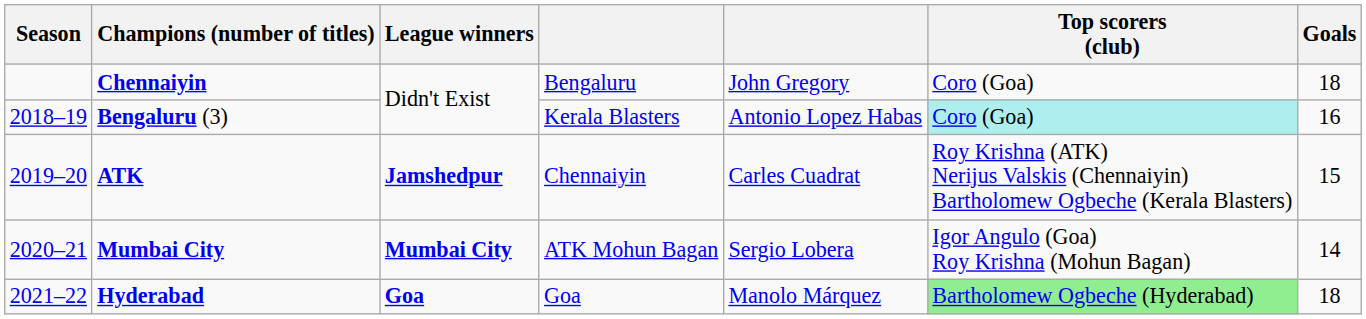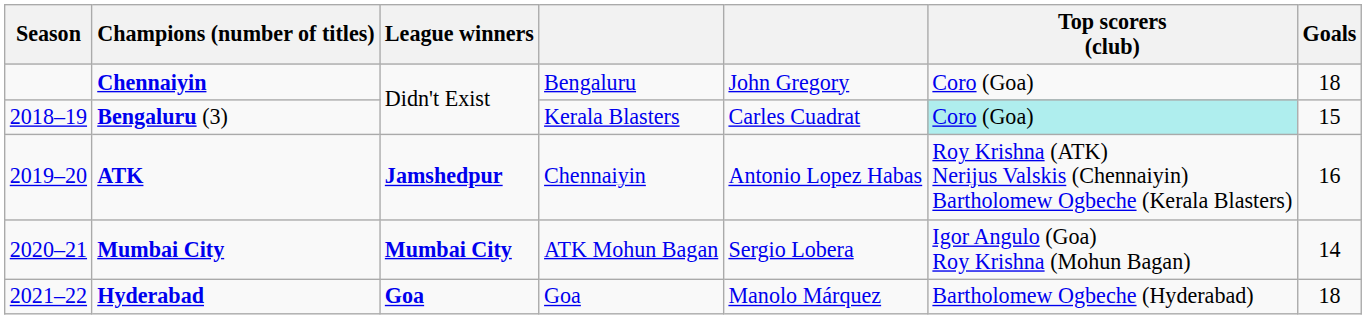(825, 116) Antonio Lopez Habas -> (794, 116) Carles Cuadrat
(1329, 116) 16 -> (1329, 116) 15
(794, 176) Carles Cuadrat -> (825, 176) Antonio Lopez Habas
(1329, 176) 15 -> (1329, 176) 16
(1093, 296) lightgreen background -> (1093, 296) no background
